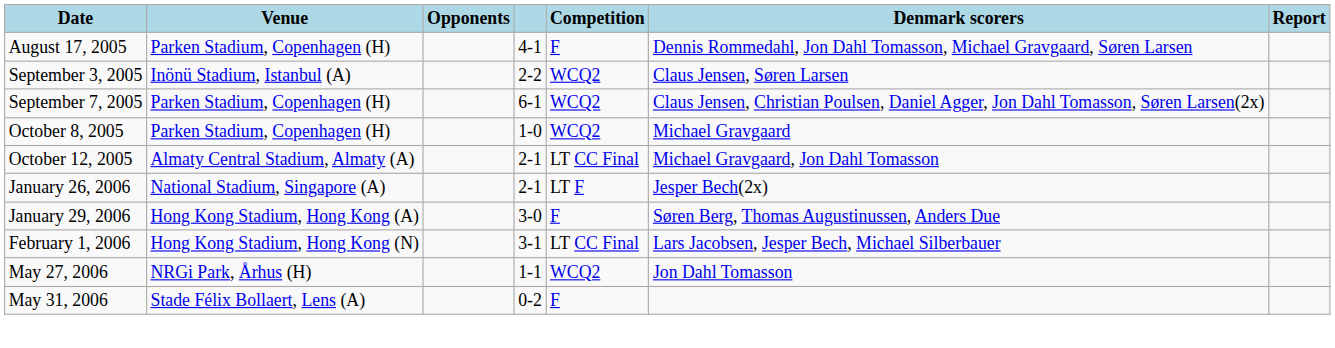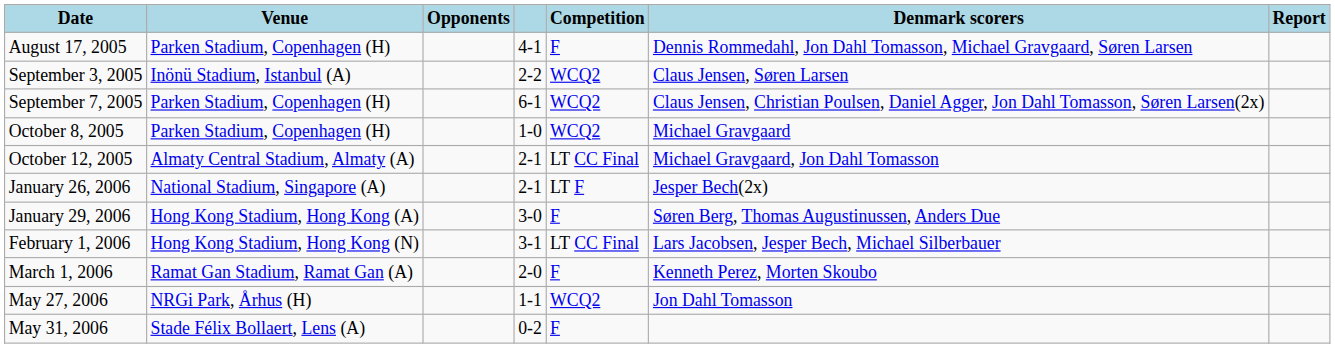+ row: (61, 272)
